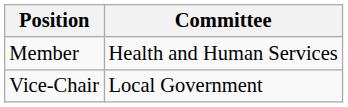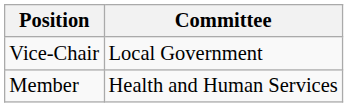rows swapped: (54, 85) <-> (44, 53)
